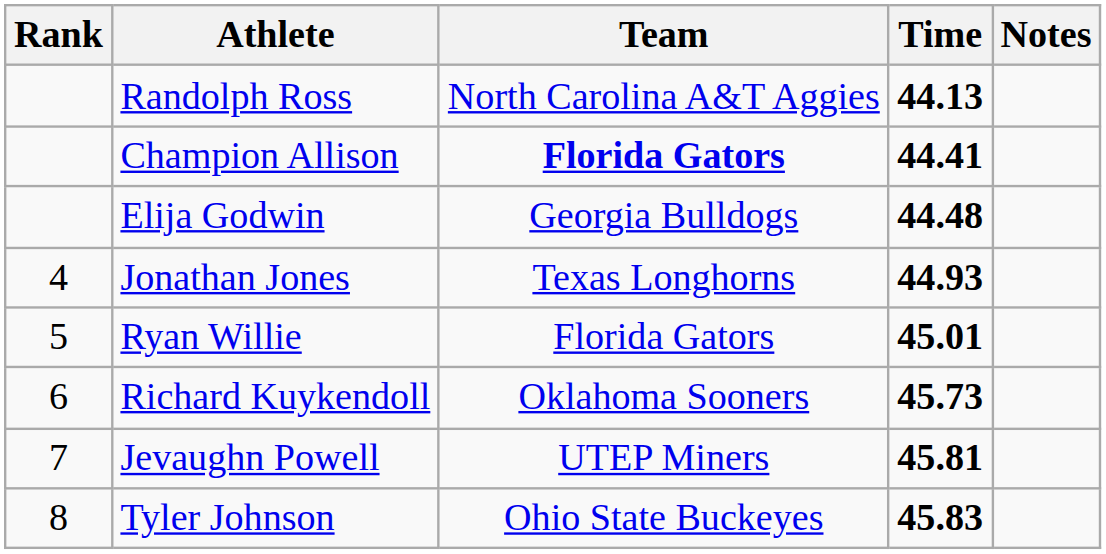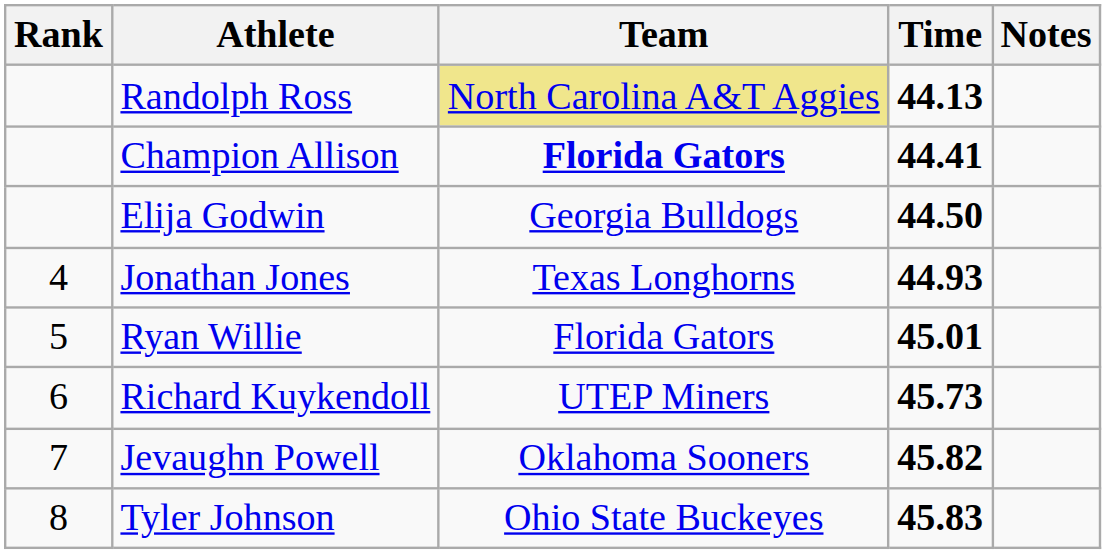(664, 95) no background -> (664, 95) khaki background
(940, 215) 44.48 -> (940, 215) 44.50
(664, 397) Oklahoma Sooners -> (664, 397) UTEP Miners
(664, 457) UTEP Miners -> (664, 457) Oklahoma Sooners
(940, 457) 45.81 -> (940, 457) 45.82
